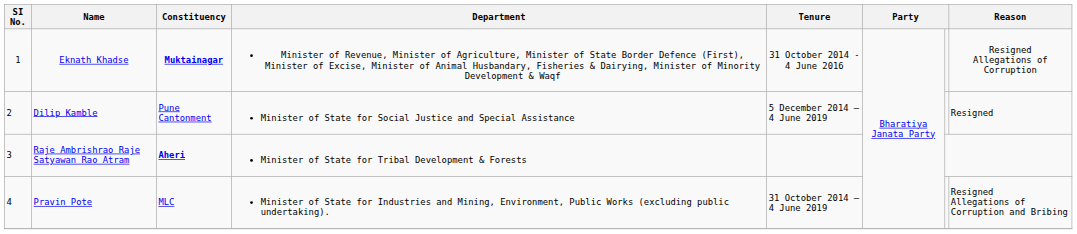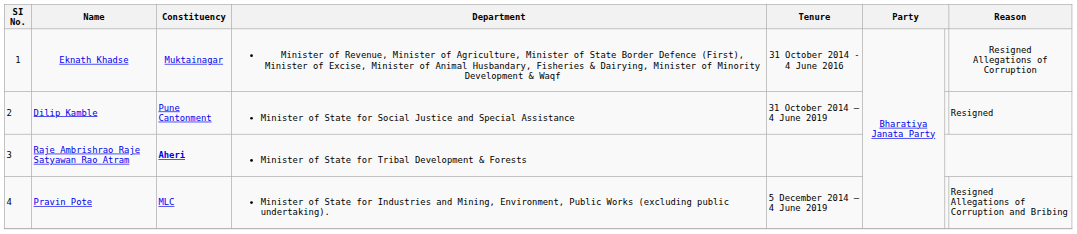(194, 60) bold -> (194, 60) normal
(814, 113) 5 December 2014 – 4 June 2019 -> (814, 113) 31 October 2014 – 4 June 2019
(814, 202) 31 October 2014 – 4 June 2019 -> (814, 202) 5 December 2014 – 4 June 2019
